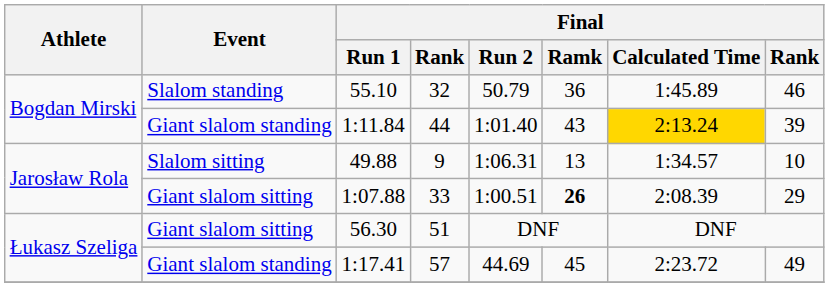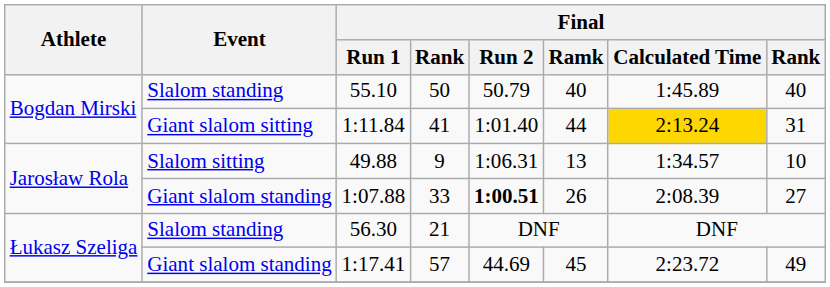(440, 91) 32 -> (440, 91) 50
(575, 91) 36 -> (576, 91) 40
(795, 91) 46 -> (796, 91) 40
(239, 126) Giant slalom standing -> (230, 126) Giant slalom sitting
(440, 126) 44 -> (440, 126) 41
(575, 126) 43 -> (576, 126) 44
(795, 126) 39 -> (796, 126) 31
(230, 195) Giant slalom sitting -> (239, 195) Giant slalom standing
(506, 195) normal -> (506, 195) bold
(575, 195) bold -> (576, 195) normal
(795, 195) 29 -> (796, 195) 27
(230, 230) Giant slalom sitting -> (215, 230) Slalom standing
(440, 230) 51 -> (440, 230) 21
